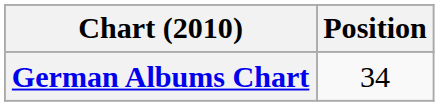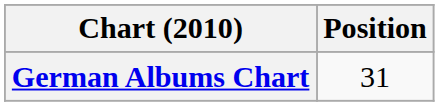(375, 76) 34 -> (375, 76) 31
